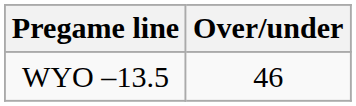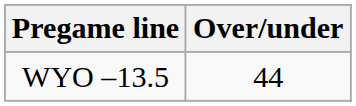(268, 76) 46 -> (268, 76) 44
